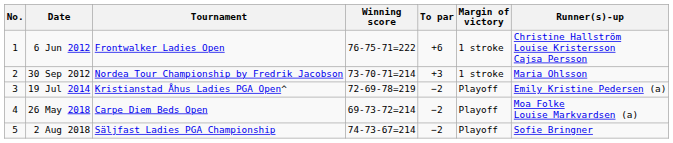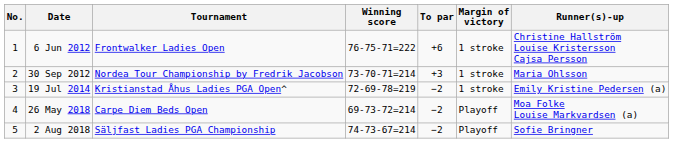(478, 90) Playoff -> (481, 90) 1 stroke
